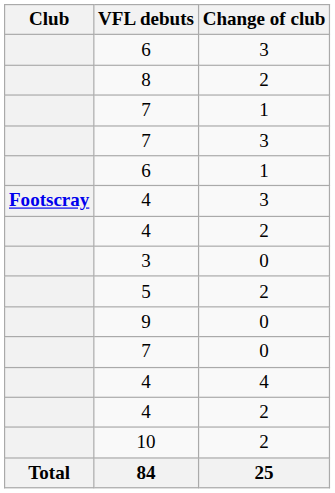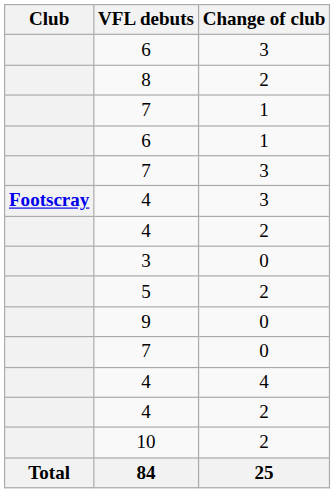rows swapped: (146, 170) <-> (146, 140)
